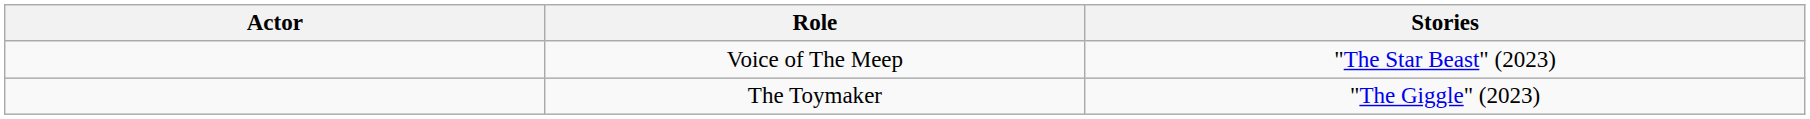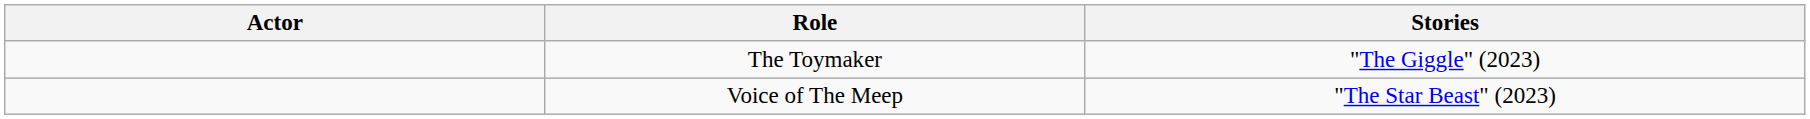rows swapped: (815, 95) <-> (815, 59)
